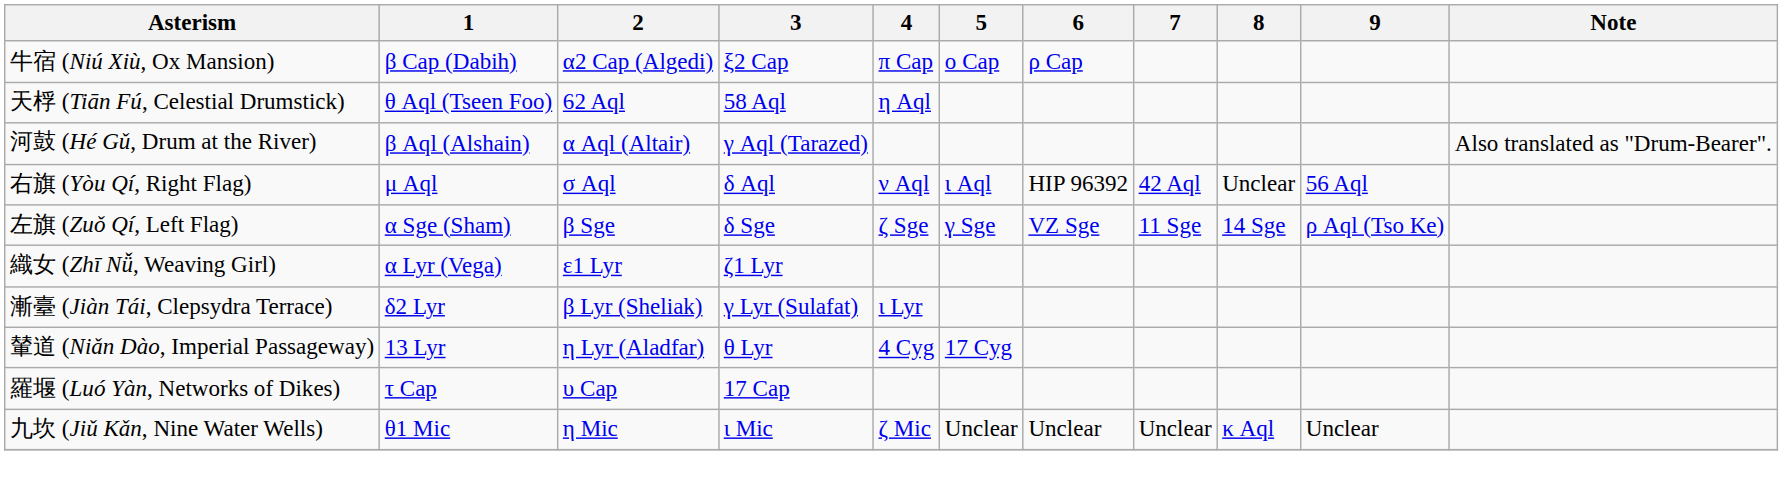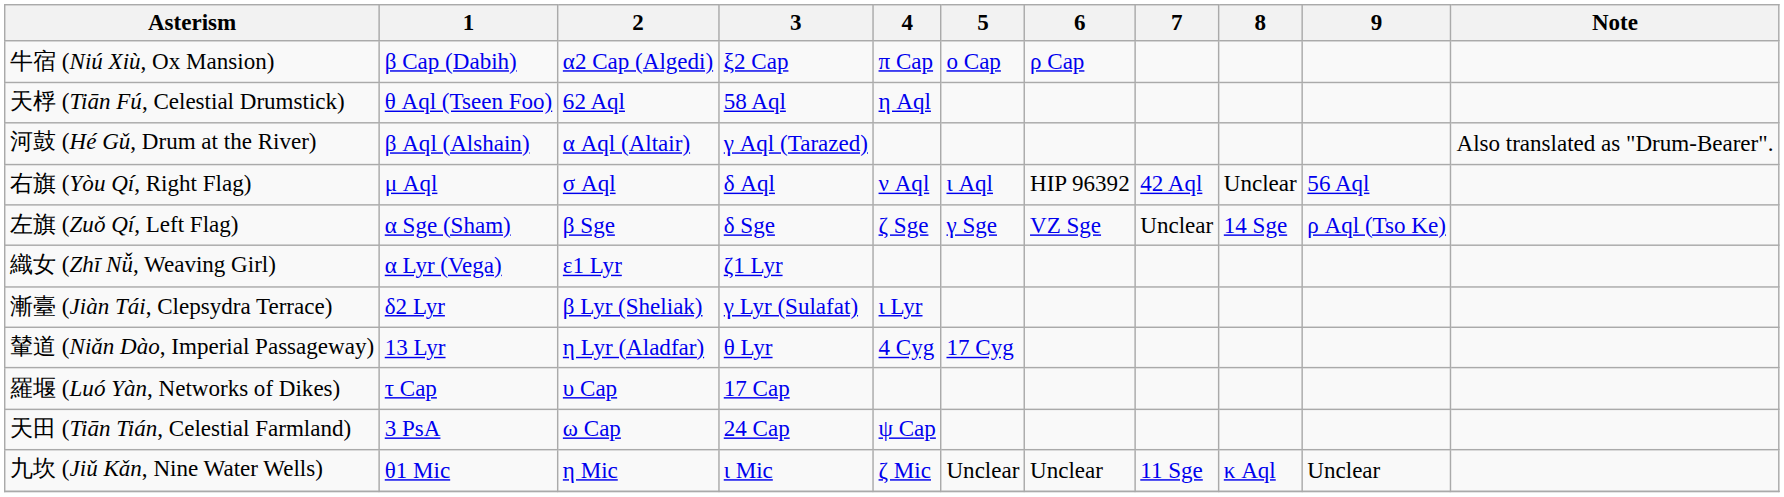(1170, 224) 11 Sge -> (1177, 224) Unclear
+ row: (181, 428)
(1175, 429) Unclear -> (1172, 470) 11 Sge
